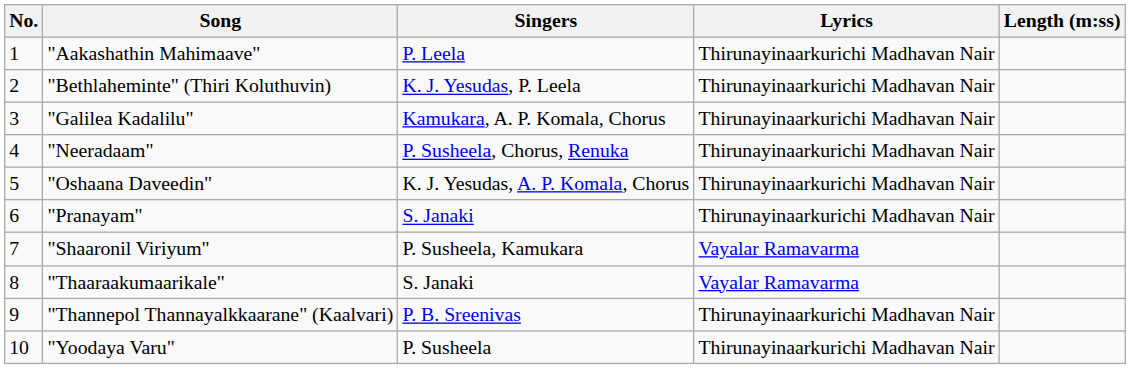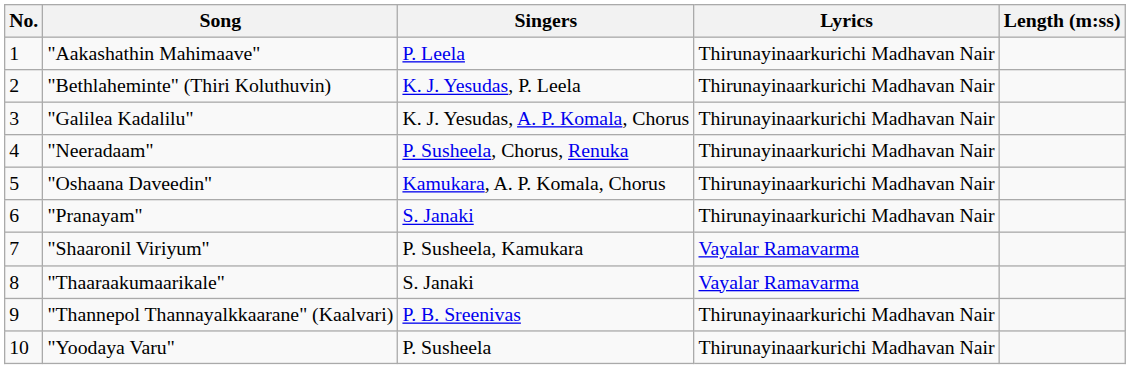(534, 118) Kamukara, A. P. Komala, Chorus -> (546, 118) K. J. Yesudas, A. P. Komala, Chorus
(546, 183) K. J. Yesudas, A. P. Komala, Chorus -> (534, 183) Kamukara, A. P. Komala, Chorus
